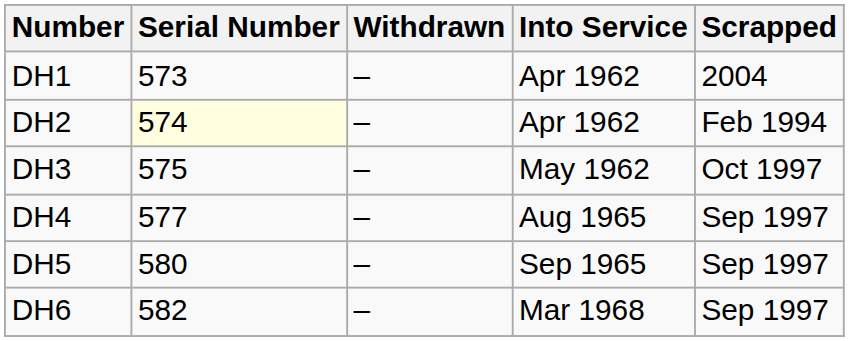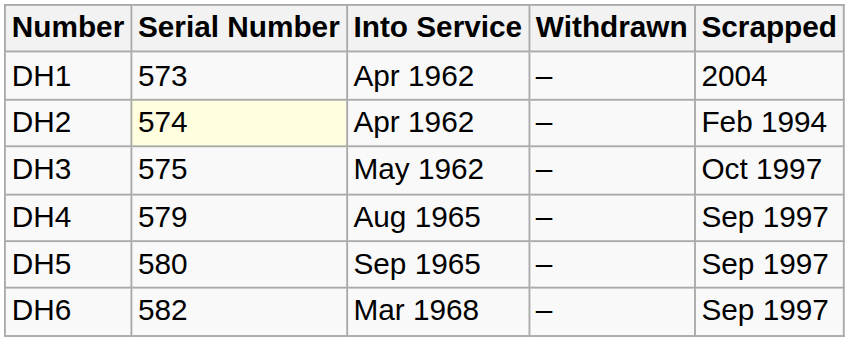columns swapped: (603, 28) <-> (429, 28)
(163, 216) 577 -> (163, 216) 579
